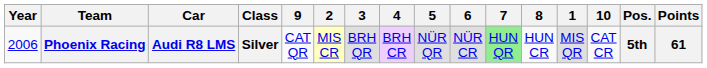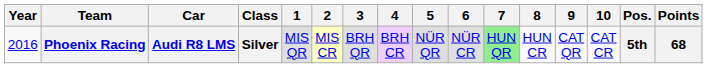columns swapped: (572, 16) <-> (298, 16)
(23, 44) 2006 -> (23, 44) 2016
(679, 44) 61 -> (679, 44) 68
